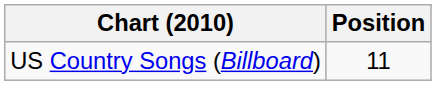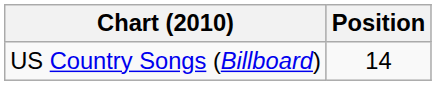(378, 60) 11 -> (378, 60) 14
